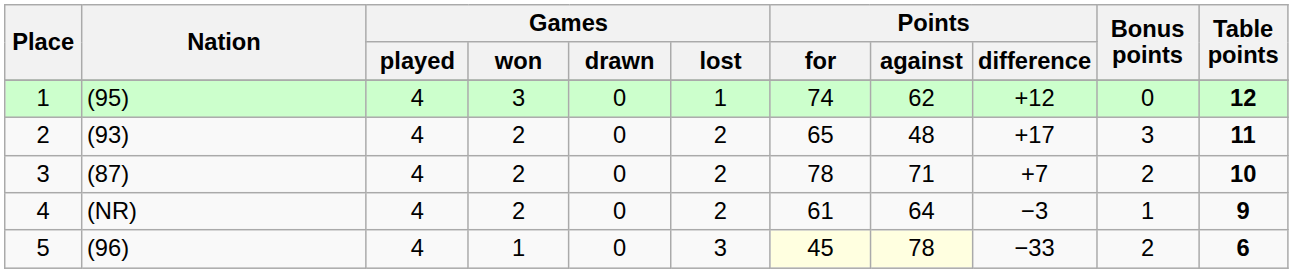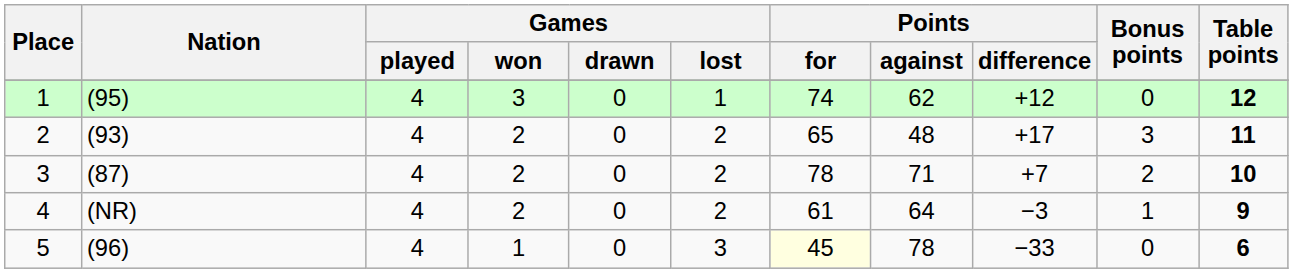(921, 248) lightyellow background -> (921, 248) no background
(1148, 248) 2 -> (1148, 248) 0
